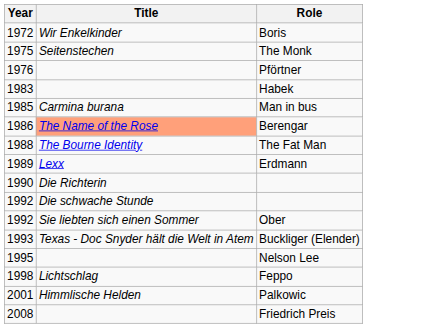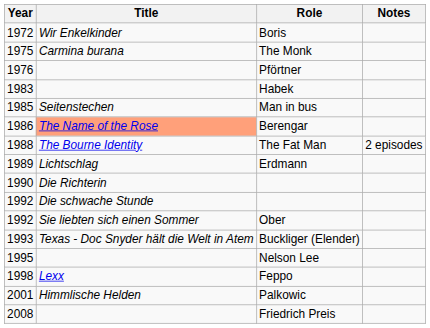+ column: (394, 13)
(76, 51) Seitenstechen -> (81, 51) Carmina burana
(81, 107) Carmina burana -> (76, 107) Seitenstechen
(51, 164) Lexx -> (69, 164) Lichtschlag
(69, 276) Lichtschlag -> (51, 276) Lexx
